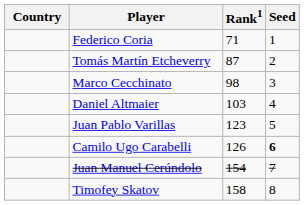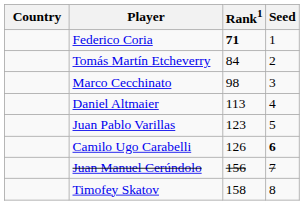(232, 40) normal -> (232, 40) bold
(232, 61) 87 -> (232, 61) 84
(236, 104) 103 -> (236, 104) 113
(236, 167) 154 -> (236, 167) 156
